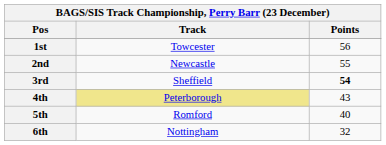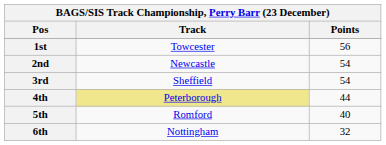(345, 64) 55 -> (345, 64) 54
(345, 81) bold -> (345, 81) normal
(345, 98) 43 -> (345, 98) 44
